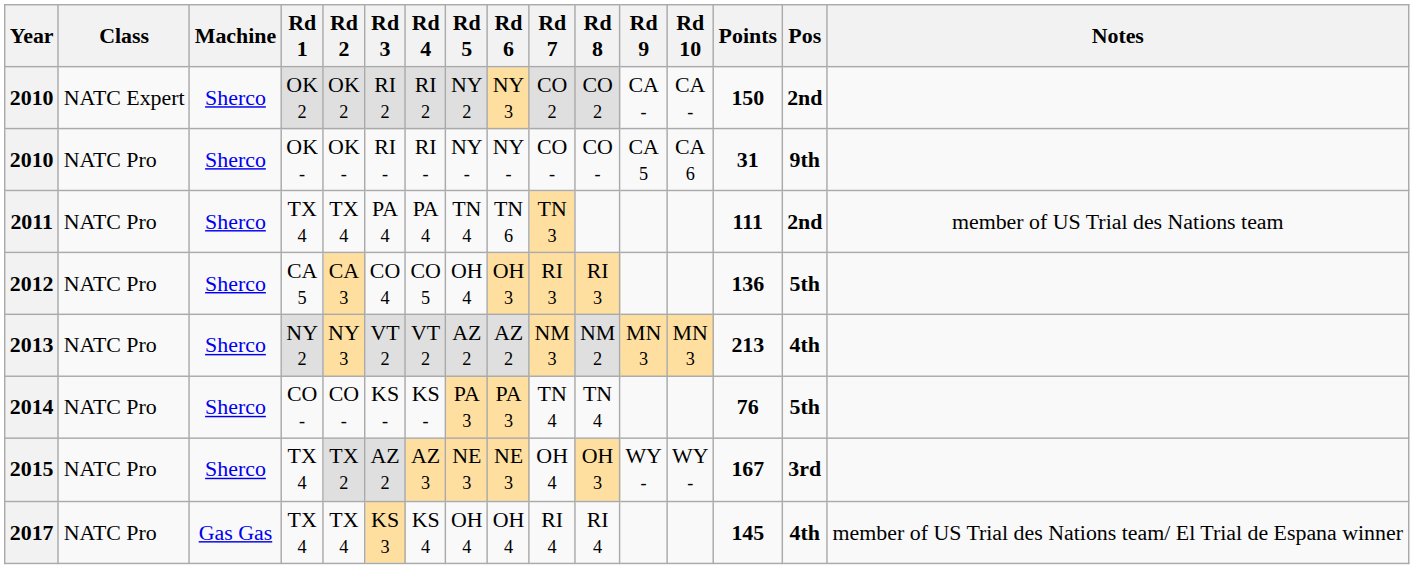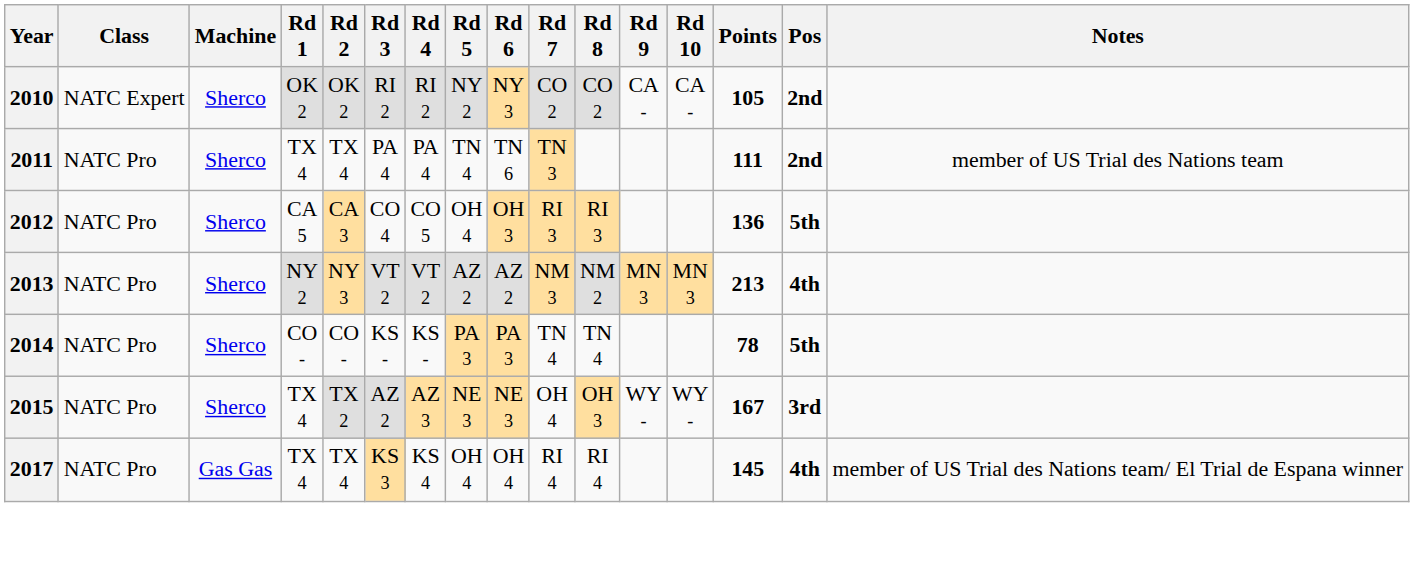(748, 97) 150 -> (748, 97) 105
- row: (32, 159)
(748, 407) 76 -> (748, 345) 78
